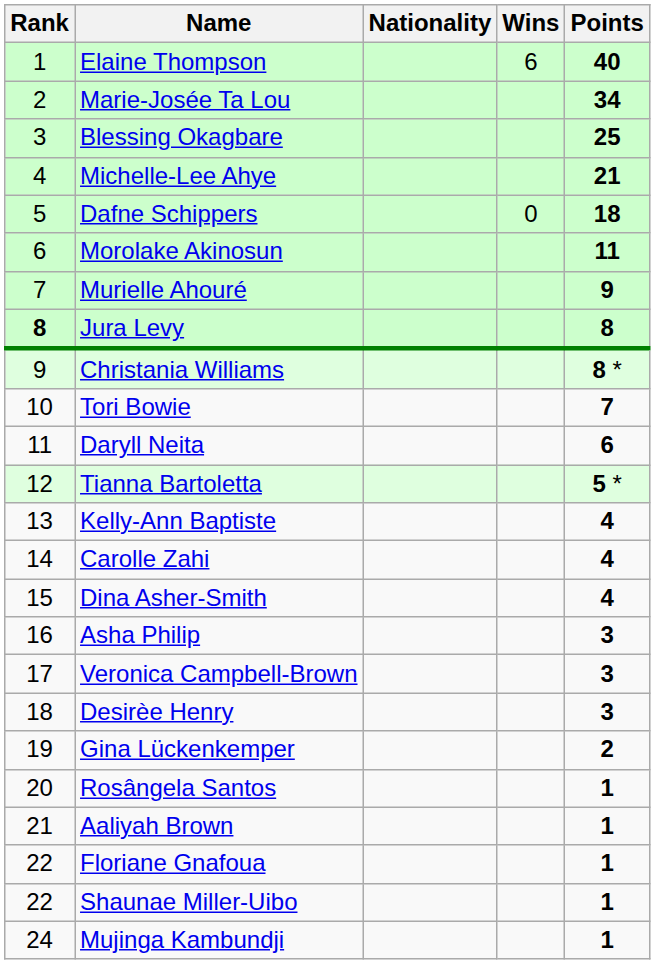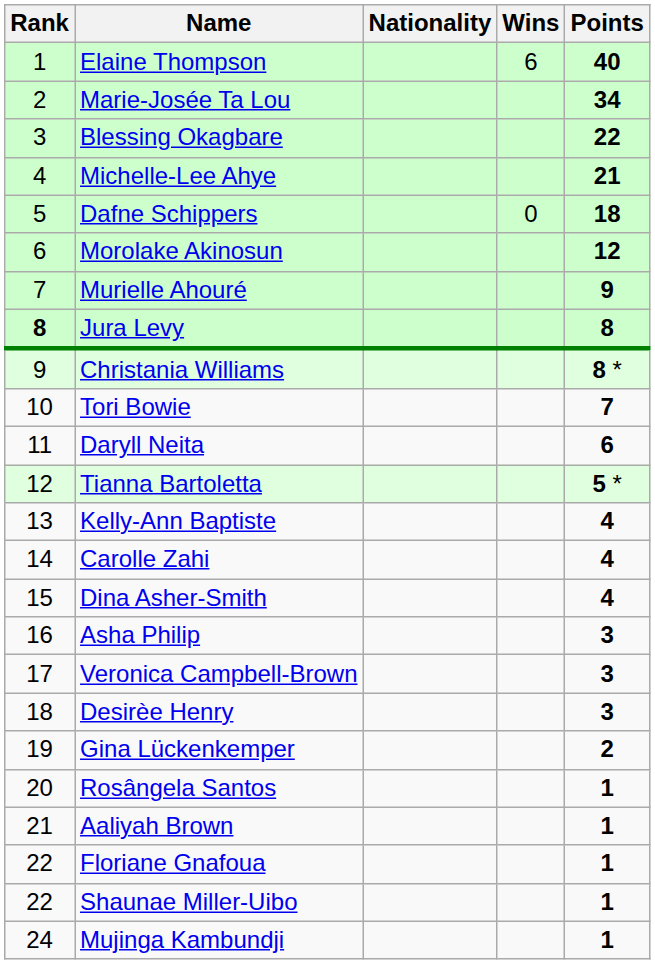(607, 137) 25 -> (607, 137) 22
(607, 251) 11 -> (607, 251) 12
